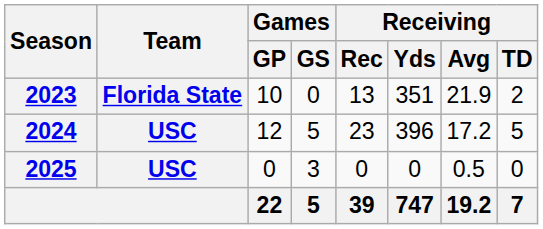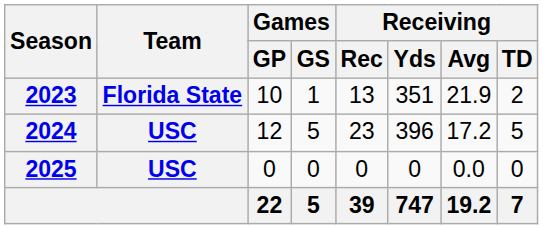(313, 95) 0 -> (313, 95) 1
(313, 168) 3 -> (313, 168) 0
(469, 168) 0.5 -> (469, 168) 0.0
